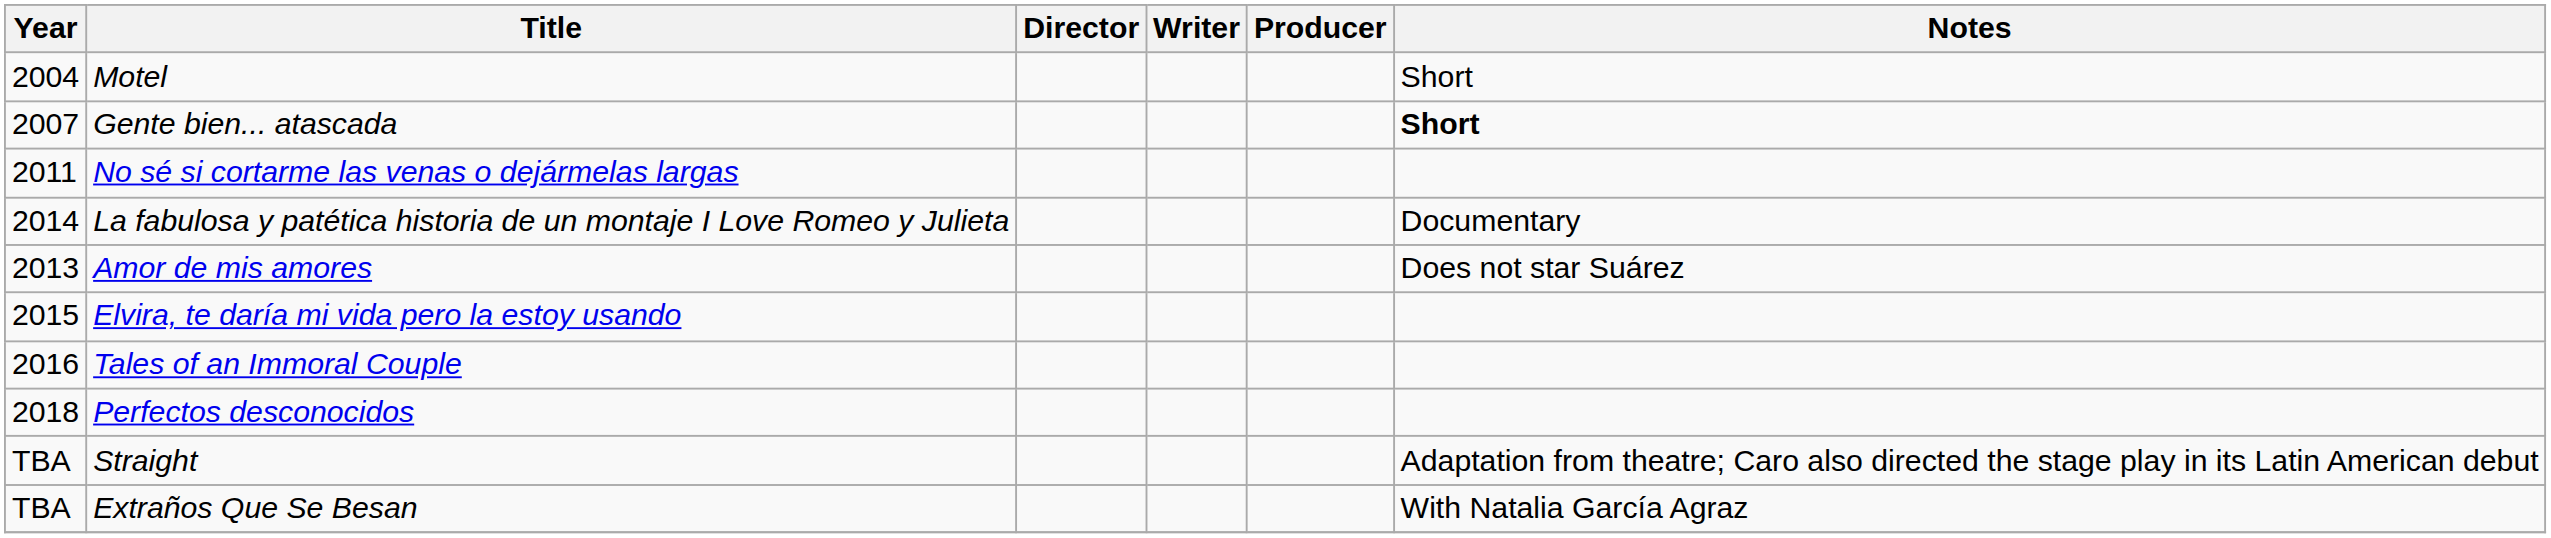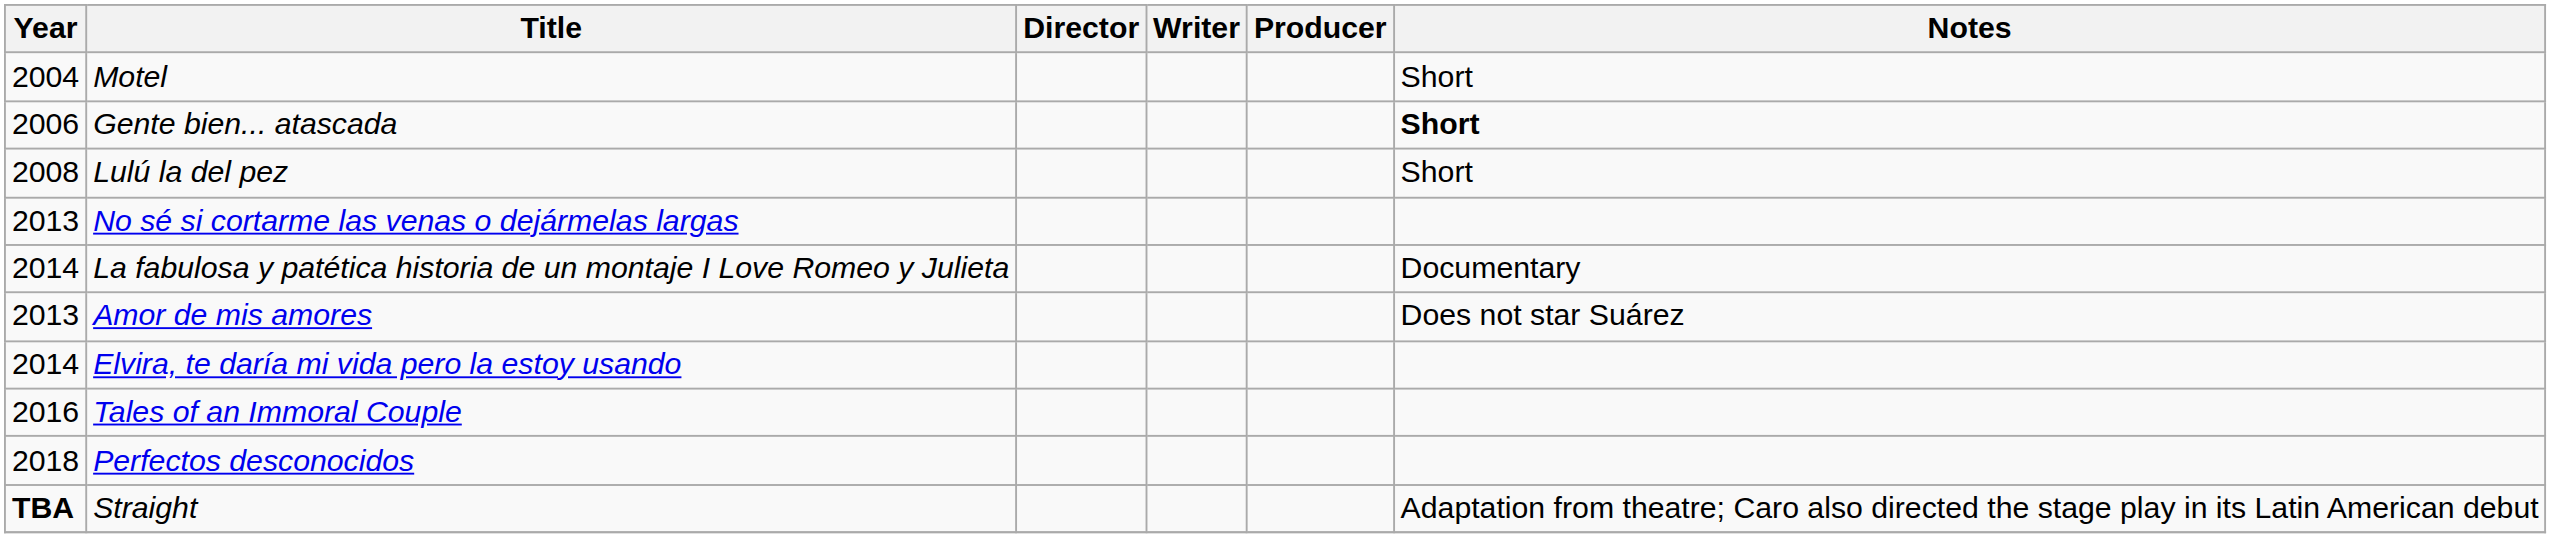(46, 124) 2007 -> (46, 124) 2006
+ row: (191, 172)
(44, 172) 2011 -> (46, 220) 2013
(46, 316) 2015 -> (46, 364) 2014
(41, 460) normal -> (43, 508) bold
- row: (255, 508)
